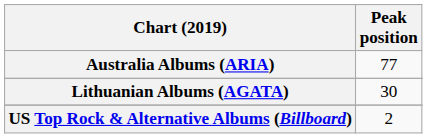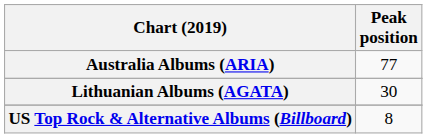(389, 118) 2 -> (389, 118) 8
